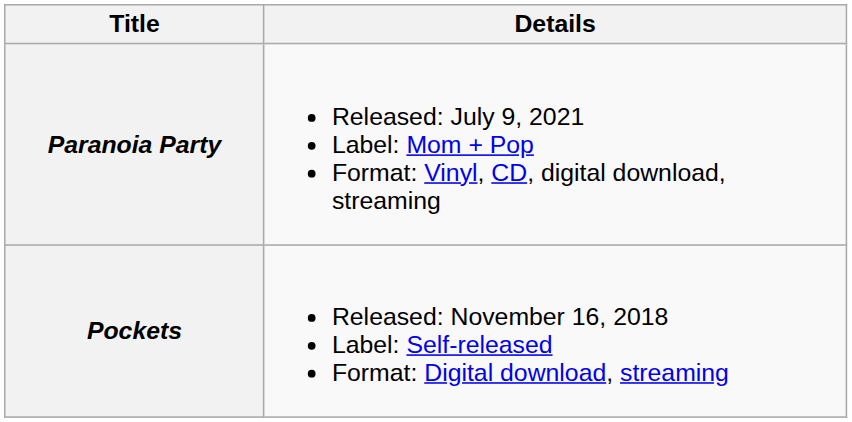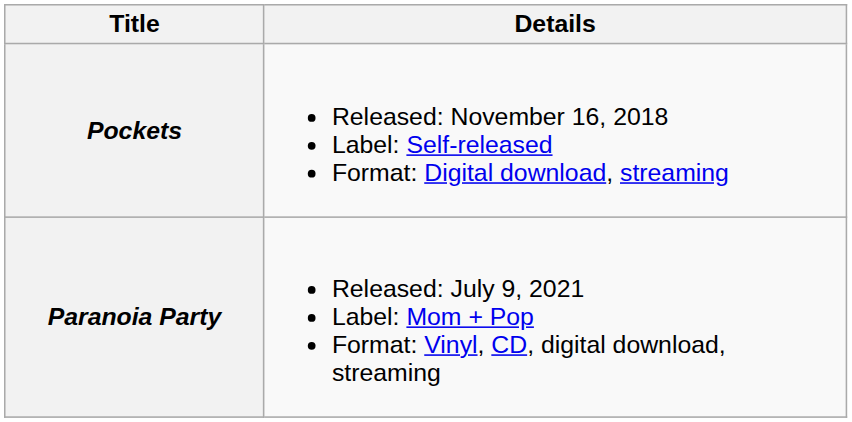rows swapped: (134, 330) <-> (134, 144)
